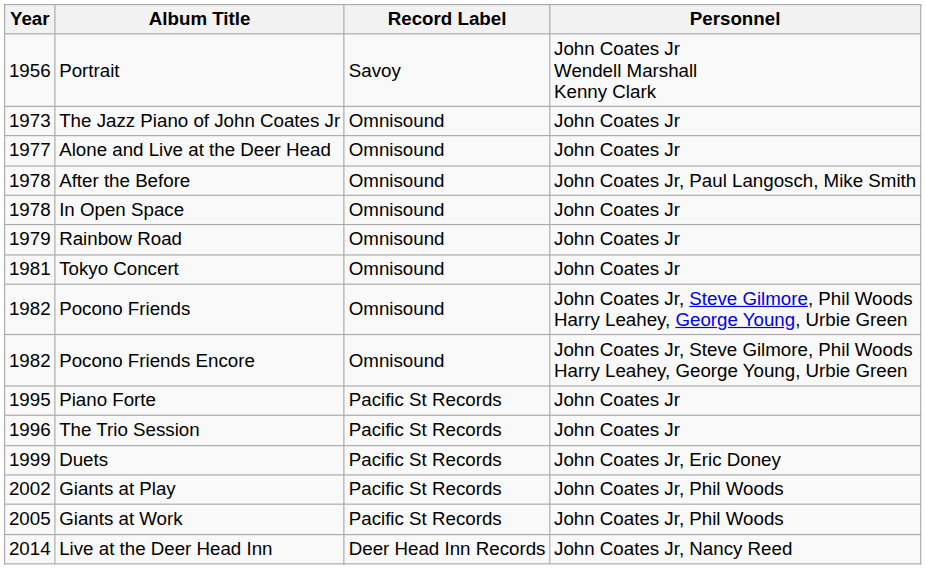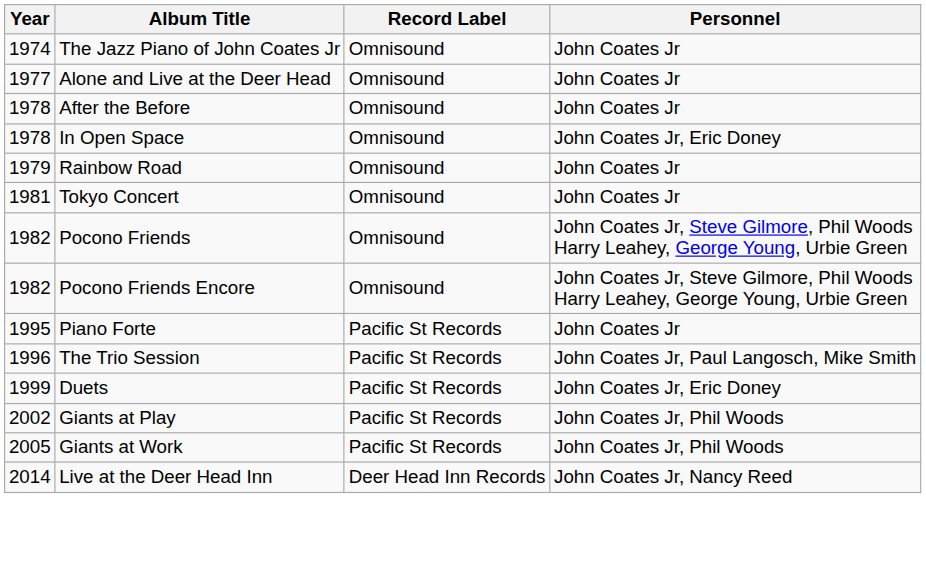- row: (89, 70)
(30, 120) 1973 -> (30, 49) 1974
(735, 180) John Coates Jr, Paul Langosch, Mike Smith -> (617, 108) John Coates Jr
(617, 209) John Coates Jr -> (667, 138) John Coates Jr, Eric Doney
(617, 430) John Coates Jr -> (735, 358) John Coates Jr, Paul Langosch, Mike Smith
